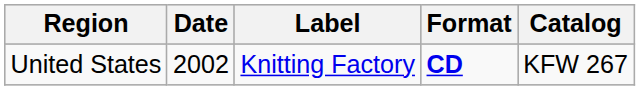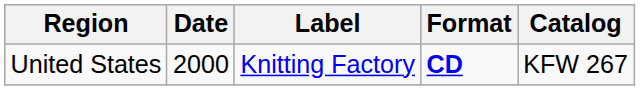(201, 64) 2002 -> (201, 64) 2000
